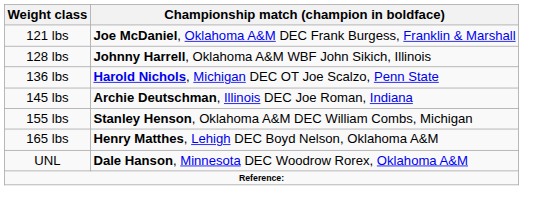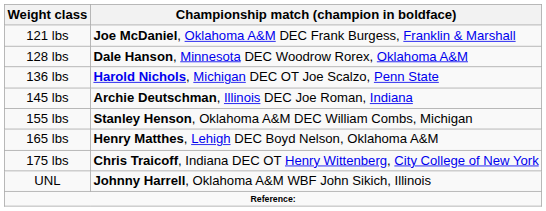(262, 56) Johnny Harrell, Oklahoma A&M WBF John Sikich, Illinois -> (281, 56) Dale Hanson, Minnesota DEC Woodrow Rorex, Oklahoma A&M
+ row: (47, 160)
(281, 160) Dale Hanson, Minnesota DEC Woodrow Rorex, Oklahoma A&M -> (262, 181) Johnny Harrell, Oklahoma A&M WBF John Sikich, Illinois
